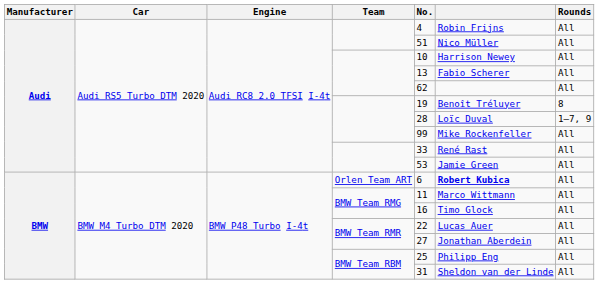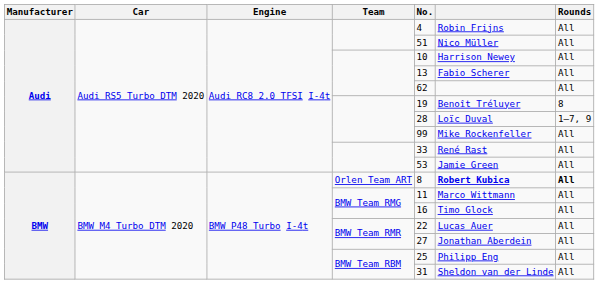(419, 180) 6 -> (419, 180) 8
(566, 180) normal -> (566, 180) bold
